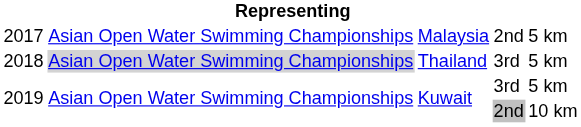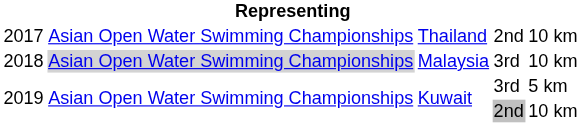(453, 36) Malaysia -> (452, 36) Thailand
(548, 36) 5 km -> (553, 36) 10 km
(452, 61) Thailand -> (453, 61) Malaysia
(548, 61) 5 km -> (553, 61) 10 km
